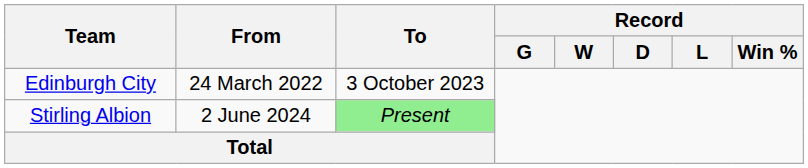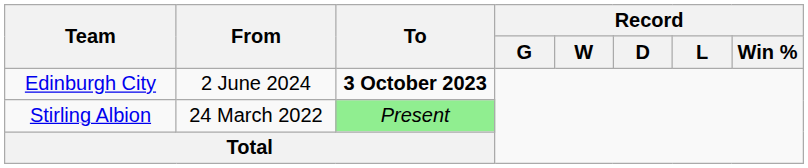(256, 83) 24 March 2022 -> (256, 83) 2 June 2024
(415, 83) normal -> (415, 83) bold
(256, 115) 2 June 2024 -> (256, 115) 24 March 2022
